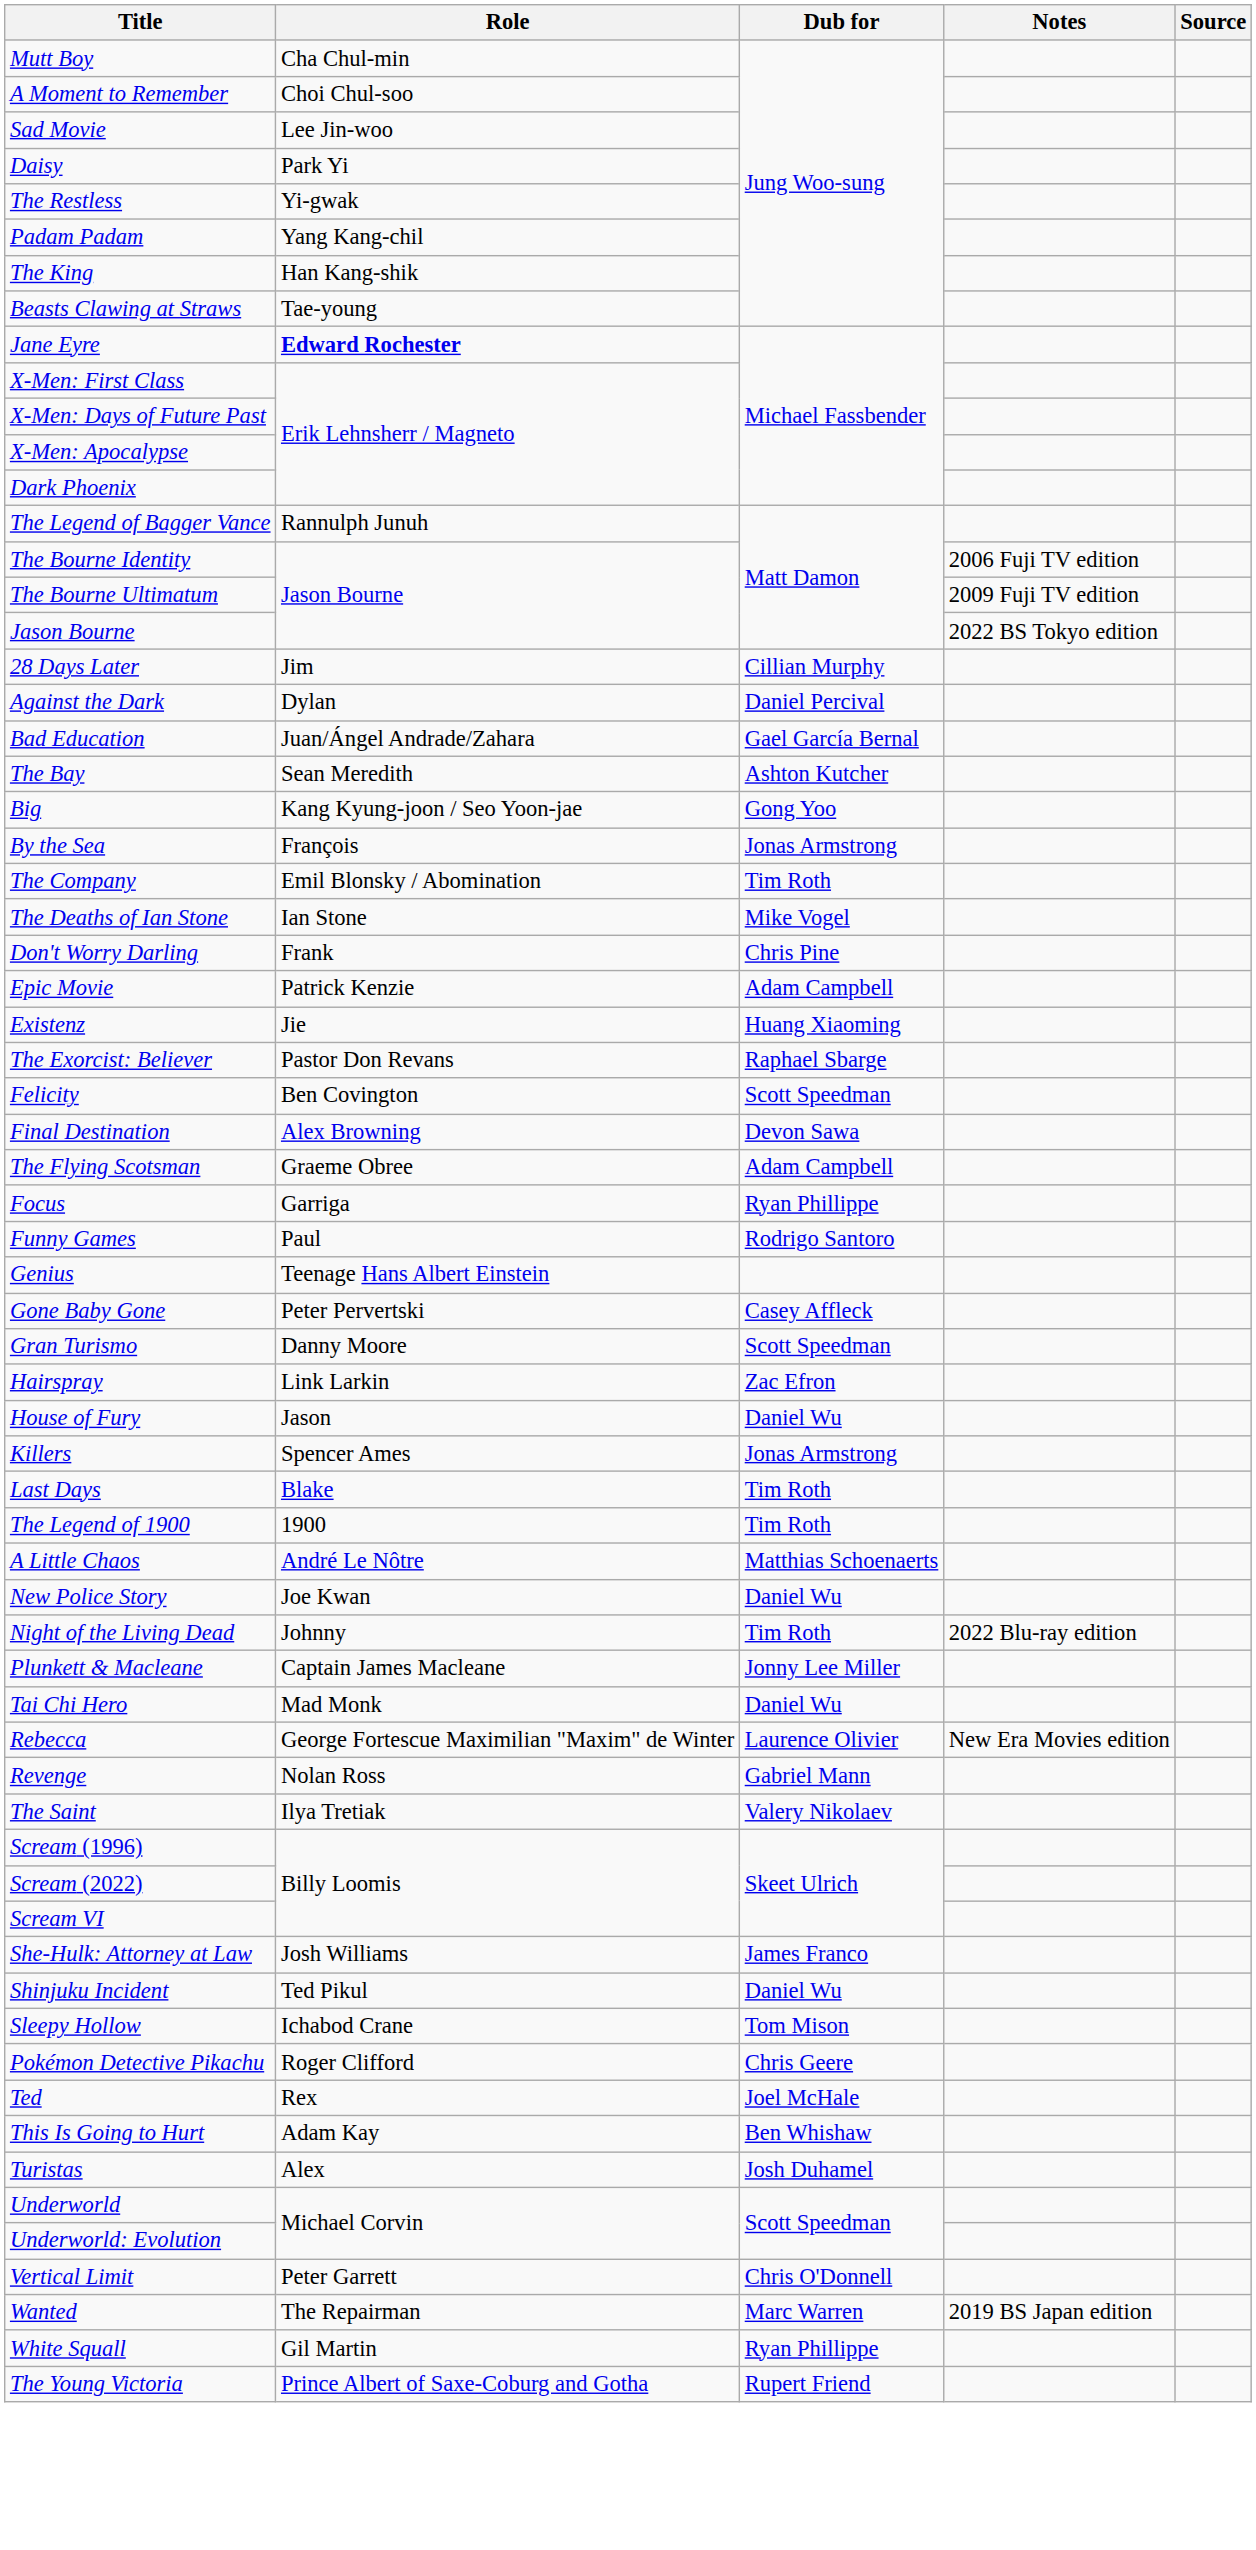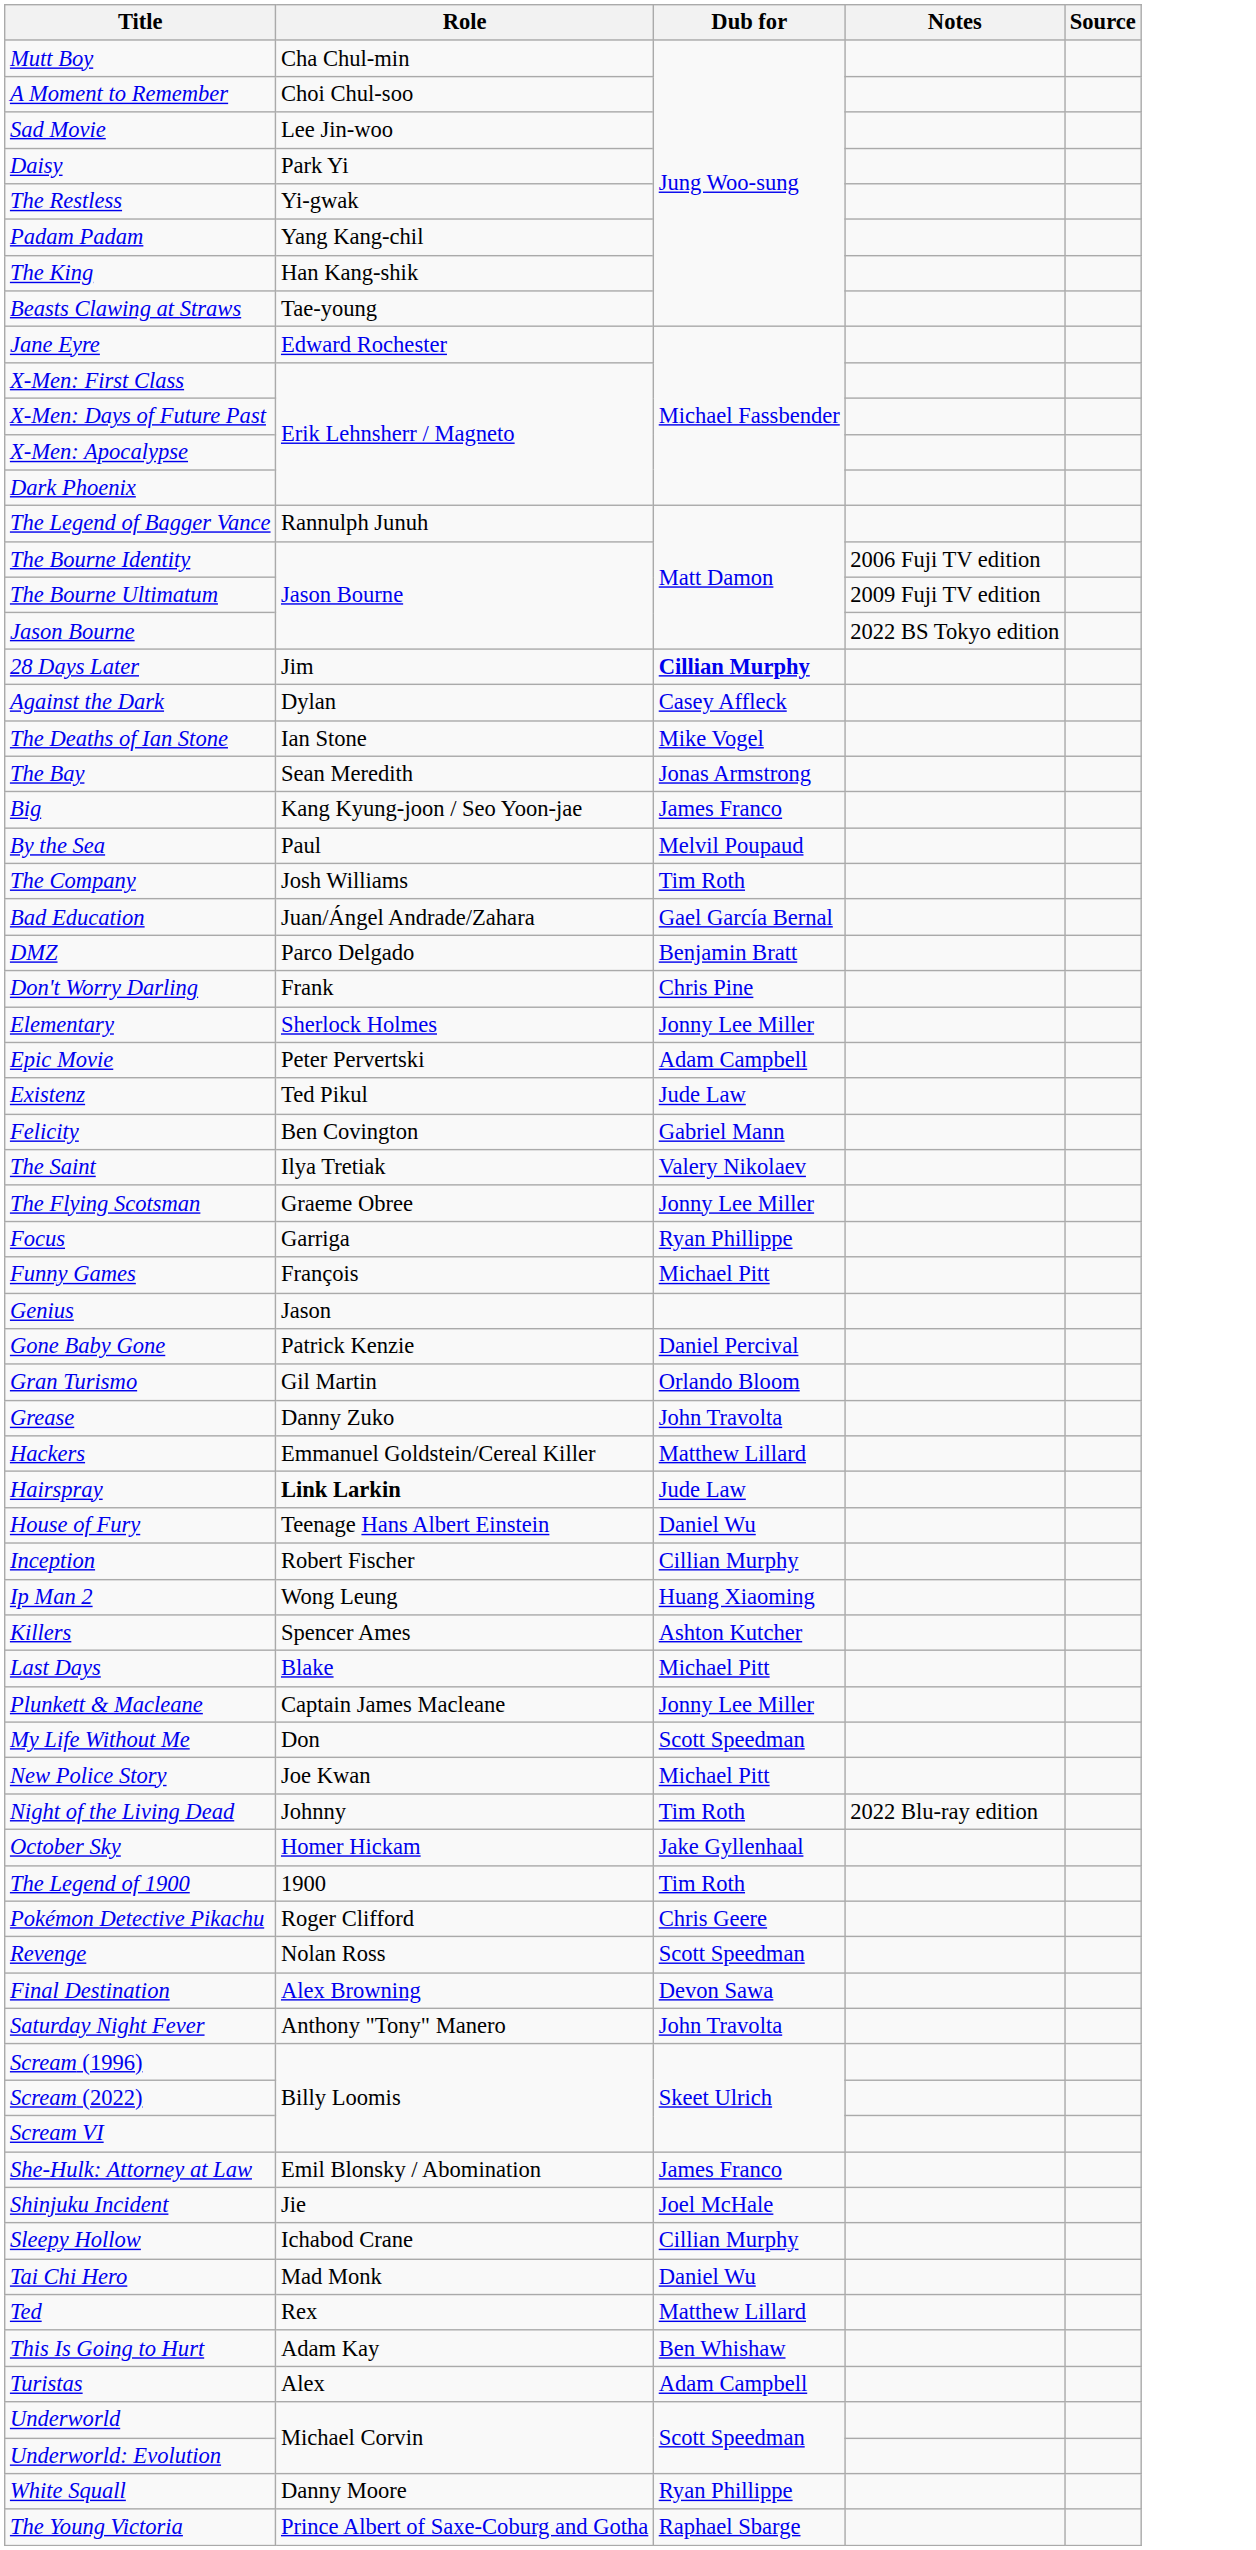(371, 344) bold -> (364, 344) normal
(815, 666) normal -> (734, 666) bold
(815, 702) Daniel Percival -> (723, 702) Casey Affleck
rows swapped: (77, 737) <-> (119, 916)
(816, 773) Ashton Kutcher -> (735, 773) Jonas Armstrong
(790, 809) Gong Yoo -> (720, 809) James Franco
(320, 845) François -> (301, 845) Paul
(821, 845) Jonas Armstrong -> (731, 845) Melvil Poupaud
(411, 881) Emil Blonsky / Abomination -> (345, 881) Josh Williams
+ row: (34, 952)
+ row: (62, 1024)
(348, 988) Patrick Kenzie -> (353, 1059) Peter Pervertski
(293, 1024) Jie -> (324, 1095) Ted Pikul
(823, 1024) Huang Xiaoming -> (702, 1095) Jude Law
- row: (111, 1059)
(818, 1095) Scott Speedman -> (722, 1131) Gabriel Mann
rows swapped: (90, 1131) <-> (53, 1811)
(819, 1167) Adam Campbell -> (736, 1203) Jonny Lee Miller
(301, 1238) Paul -> (320, 1274) François
(820, 1238) Rodrigo Santoro -> (714, 1274) Michael Pitt
(415, 1274) Teenage Hans Albert Einstein -> (306, 1310) Jason
(353, 1310) Peter Pervertski -> (348, 1346) Patrick Kenzie
(809, 1310) Casey Affleck -> (729, 1346) Daniel Percival
(344, 1346) Danny Moore -> (329, 1381) Gil Martin
(818, 1346) Scott Speedman -> (729, 1381) Orlando Bloom
+ row: (42, 1417)
+ row: (47, 1453)
(335, 1381) normal -> (341, 1489) bold
(790, 1381) Zac Efron -> (702, 1489) Jude Law
(306, 1417) Jason -> (415, 1525) Teenage Hans Albert Einstein
+ row: (53, 1560)
+ row: (51, 1596)
(821, 1453) Jonas Armstrong -> (730, 1632) Ashton Kutcher
(788, 1489) Tim Roth -> (714, 1668) Michael Pitt
rows swapped: (100, 1525) <-> (106, 1668)
- row: (75, 1560)
+ row: (100, 1739)
(793, 1596) Daniel Wu -> (714, 1775) Michael Pitt
+ row: (65, 1847)
rows swapped: (137, 2061) <-> (69, 1703)
- row: (48, 1739)
(808, 1775) Gabriel Mann -> (732, 1954) Scott Speedman
+ row: (107, 2025)
(345, 1954) Josh Williams -> (411, 2169) Emil Blonsky / Abomination
(324, 1990) Ted Pikul -> (293, 2204) Jie
(793, 1990) Daniel Wu -> (716, 2204) Joel McHale
(797, 2025) Tom Mison -> (729, 2240) Cillian Murphy
(802, 2097) Joel McHale -> (732, 2312) Matthew Lillard
(809, 2169) Josh Duhamel -> (733, 2383) Adam Campbell
- row: (72, 2276)
- row: (43, 2312)
(329, 2348) Gil Martin -> (344, 2491) Danny Moore
(808, 2383) Rupert Friend -> (730, 2526) Raphael Sbarge
